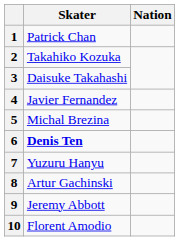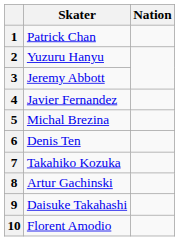(74, 57) Takahiko Kozuka -> (65, 57) Yuzuru Hanyu
(77, 78) Daisuke Takahashi -> (66, 78) Jeremy Abbott
(55, 141) bold -> (54, 141) normal
(65, 162) Yuzuru Hanyu -> (74, 162) Takahiko Kozuka
(66, 204) Jeremy Abbott -> (77, 204) Daisuke Takahashi
